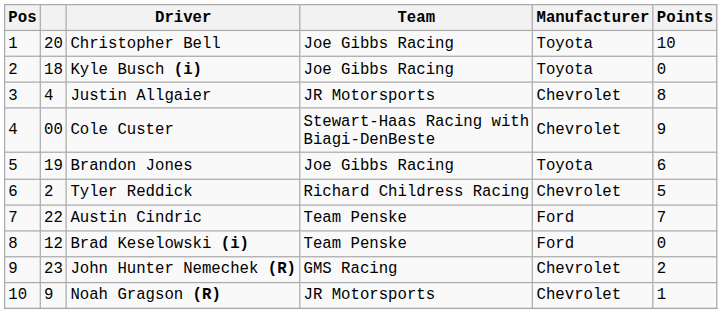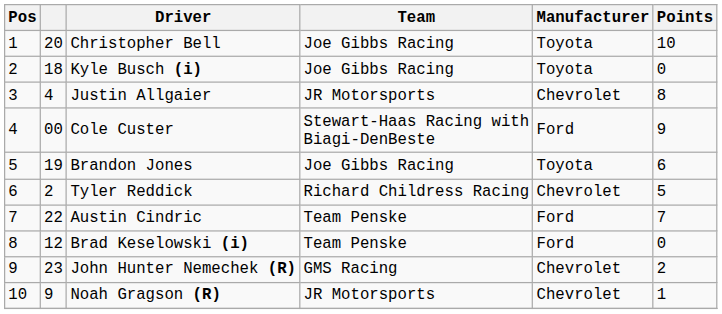(579, 130) Chevrolet -> (555, 130) Ford
